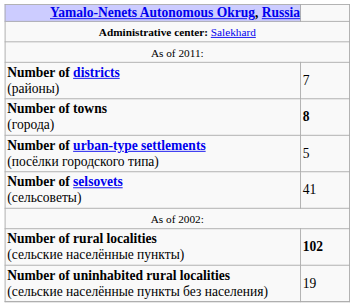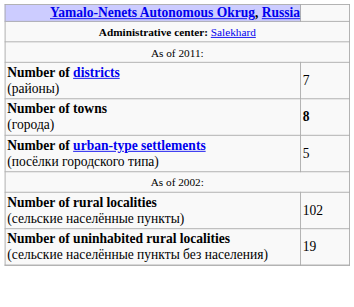- row: (65, 190)
(313, 247) bold -> (313, 210) normal
